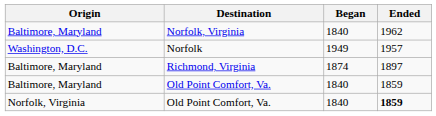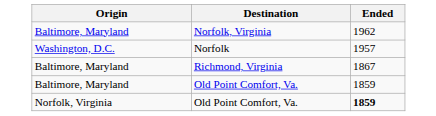- column: (350, 13)
(391, 66) 1897 -> (364, 66) 1867
